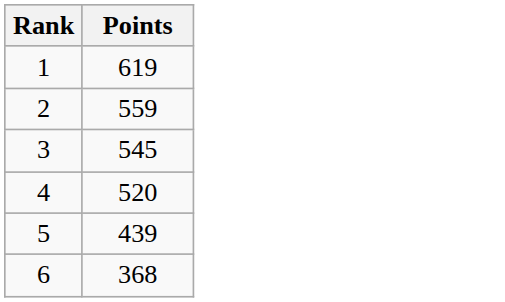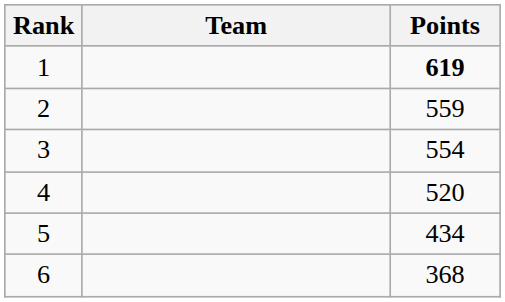+ column: (236, 25)
(138, 66) normal -> (445, 66) bold
(138, 150) 545 -> (445, 150) 554
(138, 233) 439 -> (445, 233) 434
